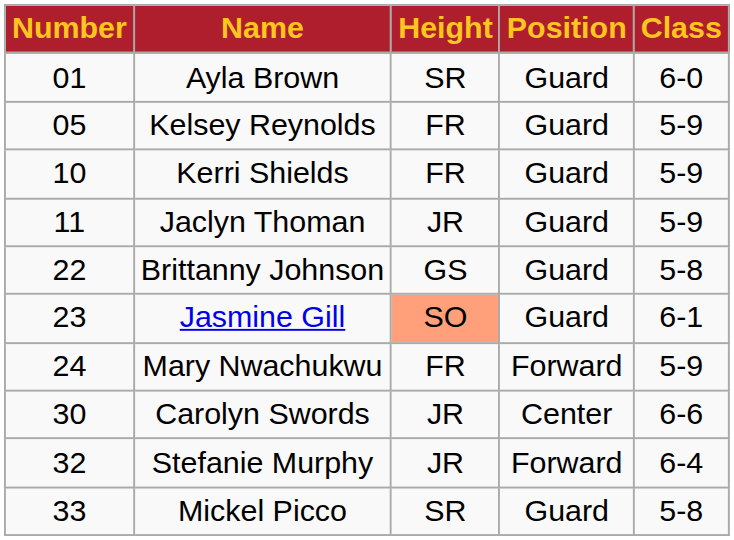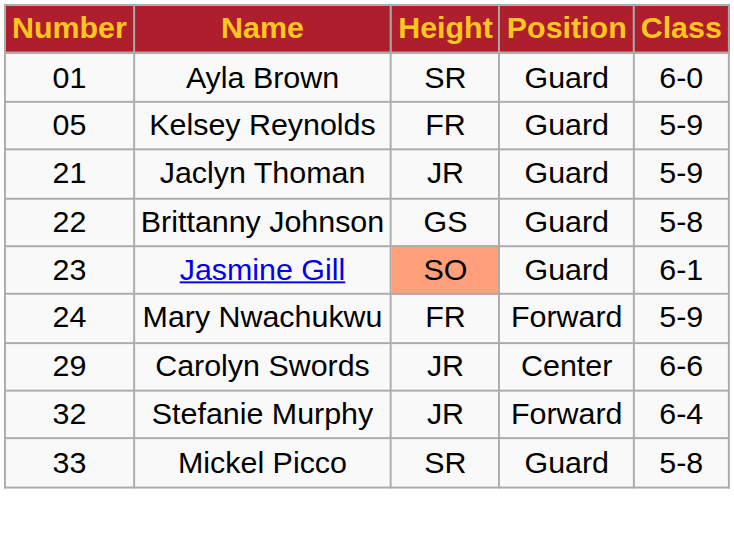- row: (263, 173)
(69, 221) 11 -> (69, 173) 21
(69, 414) 30 -> (69, 366) 29
